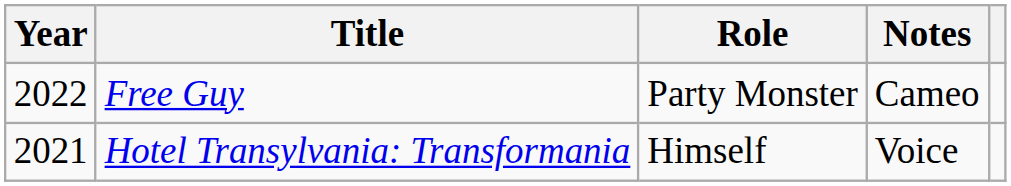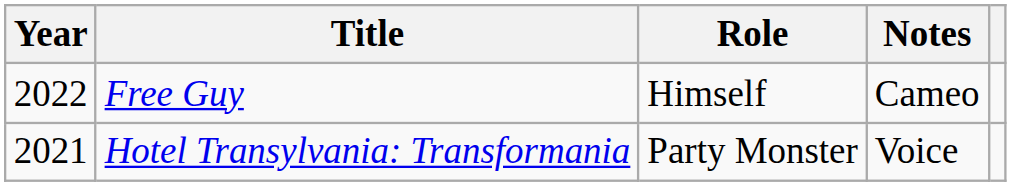(753, 92) Party Monster -> (707, 92) Himself
(707, 151) Himself -> (753, 151) Party Monster
